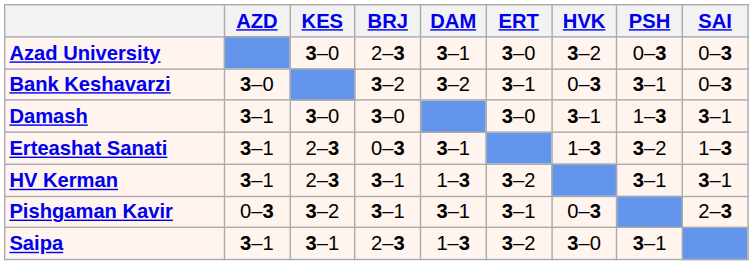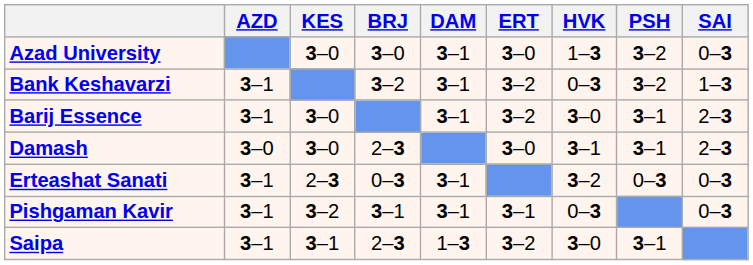(388, 53) 2–3 -> (388, 53) 3–0
(584, 53) 3–2 -> (584, 53) 1–3
(650, 53) 0–3 -> (650, 53) 3–2
(257, 85) 3–0 -> (257, 85) 3–1
(453, 85) 3–2 -> (453, 85) 3–1
(519, 85) 3–1 -> (519, 85) 3–2
(650, 85) 3–1 -> (650, 85) 3–2
(715, 85) 0–3 -> (715, 85) 1–3
+ row: (76, 117)
(257, 117) 3–1 -> (257, 148) 3–0
(388, 117) 3–0 -> (388, 148) 2–3
(650, 117) 1–3 -> (650, 148) 3–1
(715, 117) 3–1 -> (715, 148) 2–3
(584, 148) 1–3 -> (584, 180) 3–2
(650, 148) 3–2 -> (650, 180) 0–3
(715, 148) 1–3 -> (715, 180) 0–3
- row: (64, 180)
(257, 212) 0–3 -> (257, 212) 3–1
(715, 212) 2–3 -> (715, 212) 0–3
